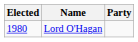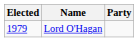(17, 28) 1980 -> (17, 28) 1979
